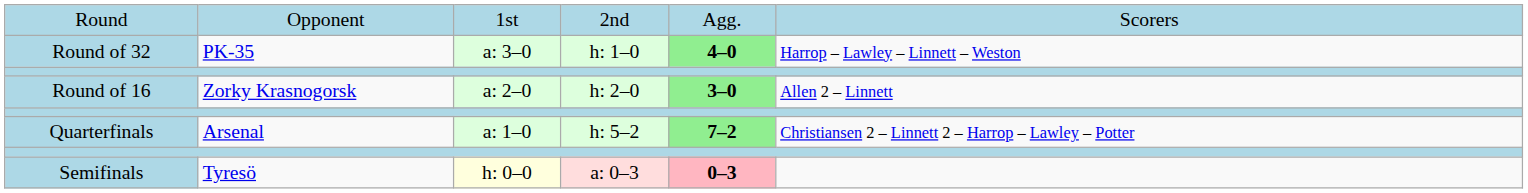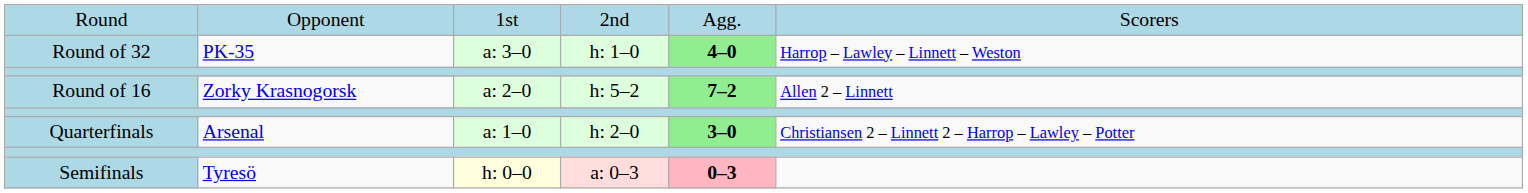(614, 91) h: 2–0 -> (614, 91) h: 5–2
(722, 91) 3–0 -> (722, 91) 7–2
(614, 131) h: 5–2 -> (614, 131) h: 2–0
(722, 131) 7–2 -> (722, 131) 3–0
